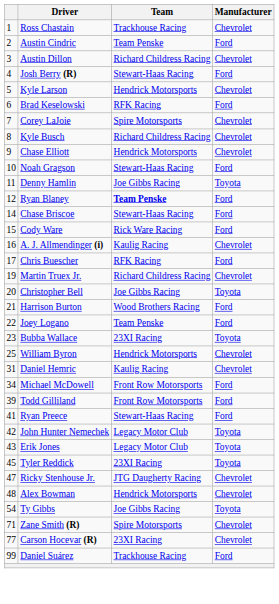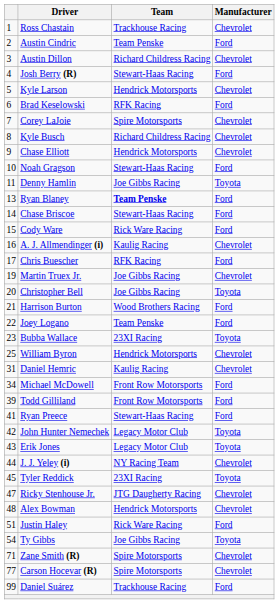(11, 198) 12 -> (11, 198) 13
(162, 276) Richard Childress Racing -> (147, 276) Joe Gibbs Racing
+ row: (45, 463)
+ row: (44, 525)
(138, 540) 23XI Racing -> (148, 571) Spire Motorsports
